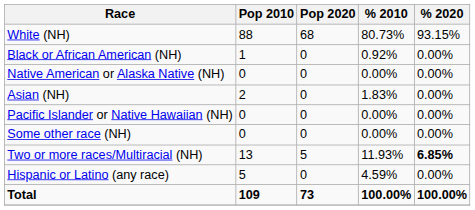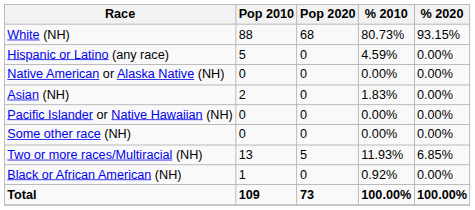rows swapped: (94, 54) <-> (88, 174)
(435, 154) bold -> (435, 154) normal
